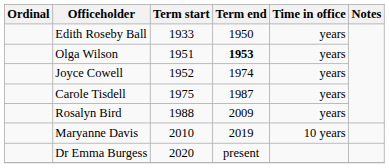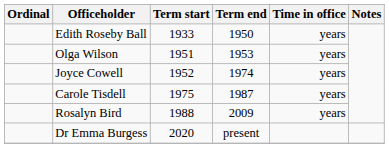(241, 53) bold -> (241, 53) normal
- row: (97, 133)
